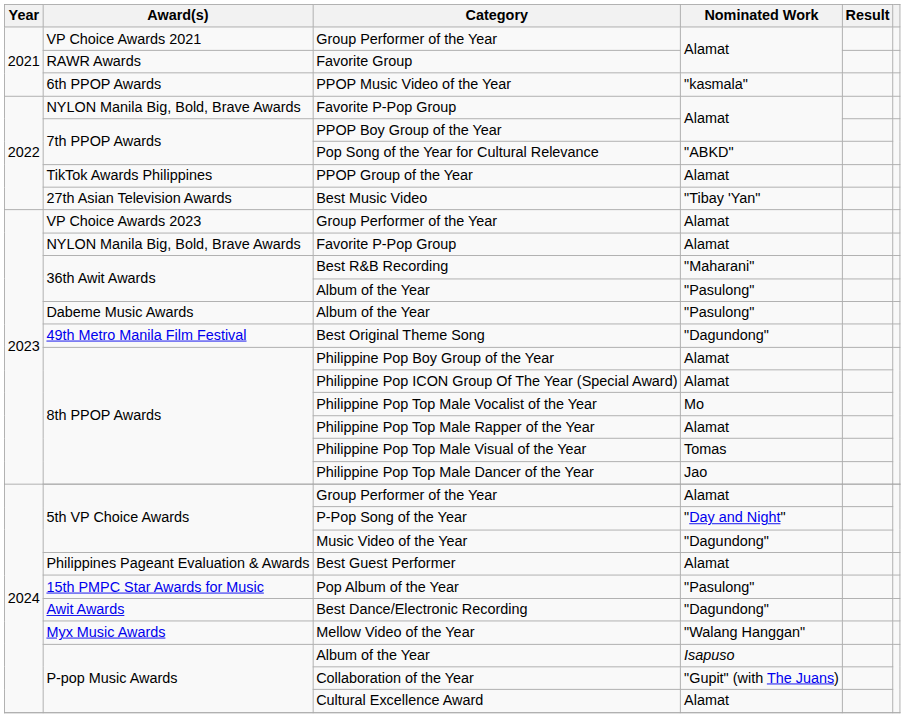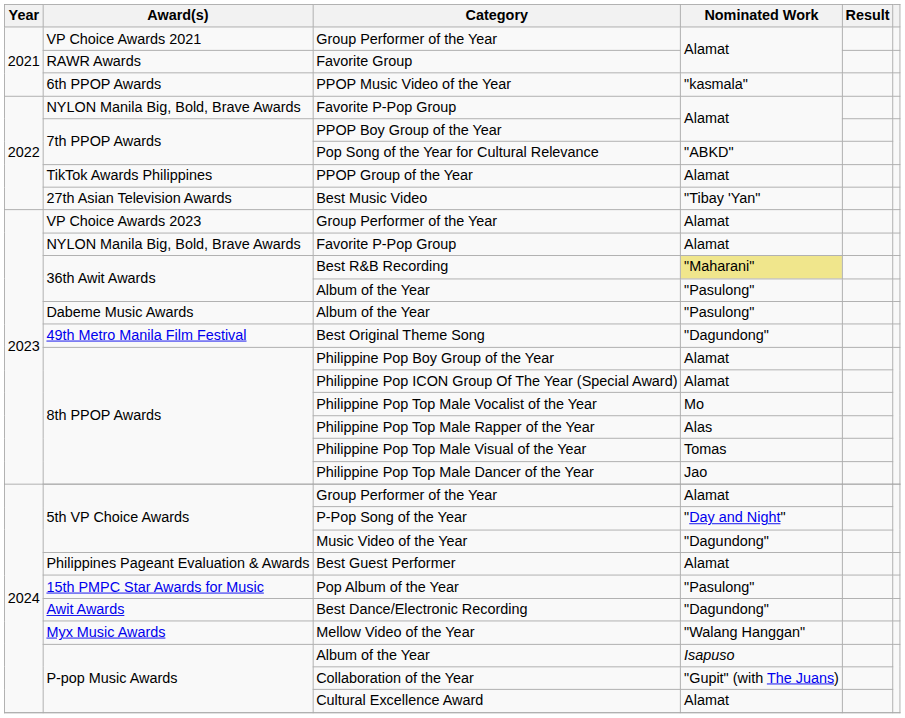(719, 267) no background -> (719, 267) khaki background
(706, 426) Alamat -> (698, 426) Alas
